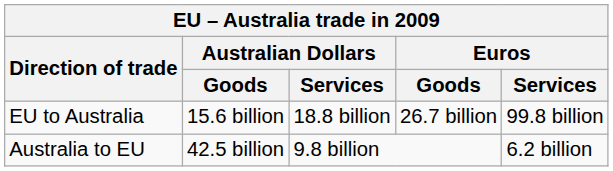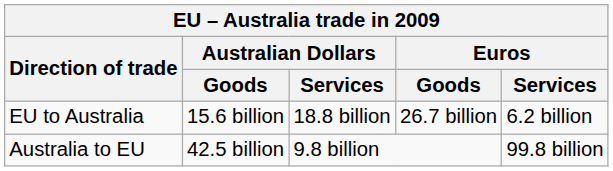(555, 117) 99.8 billion -> (549, 117) 6.2 billion
(549, 149) 6.2 billion -> (555, 149) 99.8 billion
